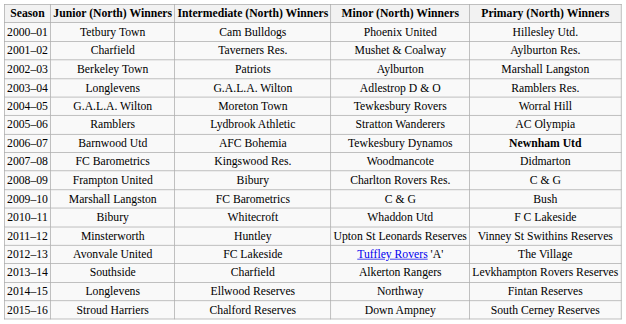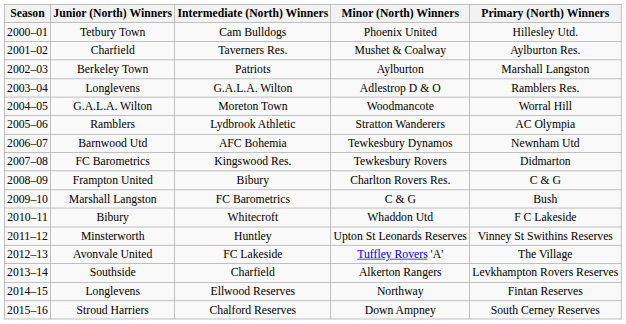(400, 106) Tewkesbury Rovers -> (400, 106) Woodmancote
(545, 143) bold -> (545, 143) normal
(400, 161) Woodmancote -> (400, 161) Tewkesbury Rovers
